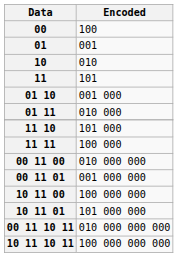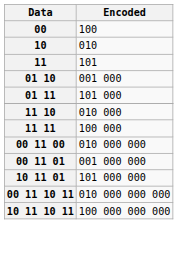- row: (40, 46)
(100, 112) 010 000 -> (100, 95) 101 000
(100, 128) 101 000 -> (100, 112) 010 000
- row: (40, 194)
